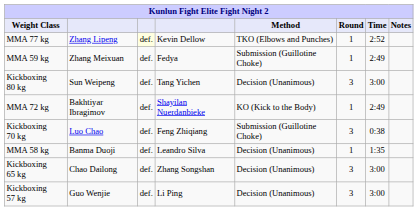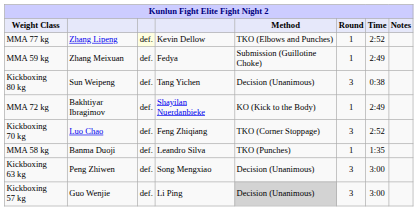(377, 82) 3:00 -> (377, 82) 0:38
(276, 131) Submission (Guillotine Choke) -> (278, 131) TKO (Corner Stoppage)
(377, 131) 0:38 -> (377, 131) 2:52
(275, 150) Decision (Unanimous) -> (264, 150) TKO (Punches)
- row: (27, 169)
+ row: (27, 169)
(275, 193) no background -> (275, 193) lightgrey background
